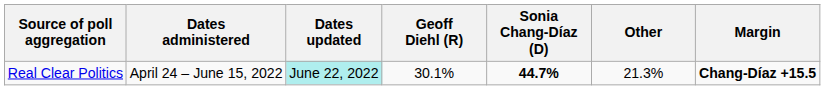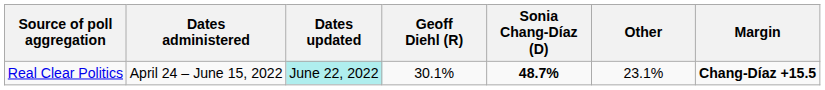(539, 73) 44.7% -> (539, 73) 48.7%
(643, 73) 21.3% -> (643, 73) 23.1%
